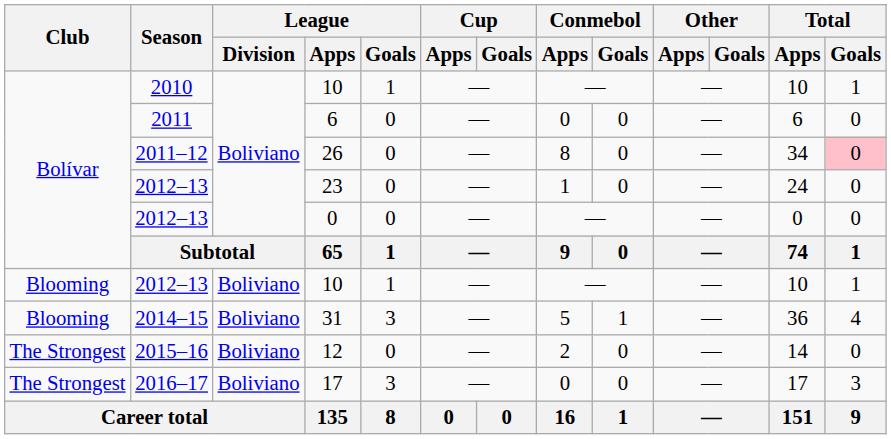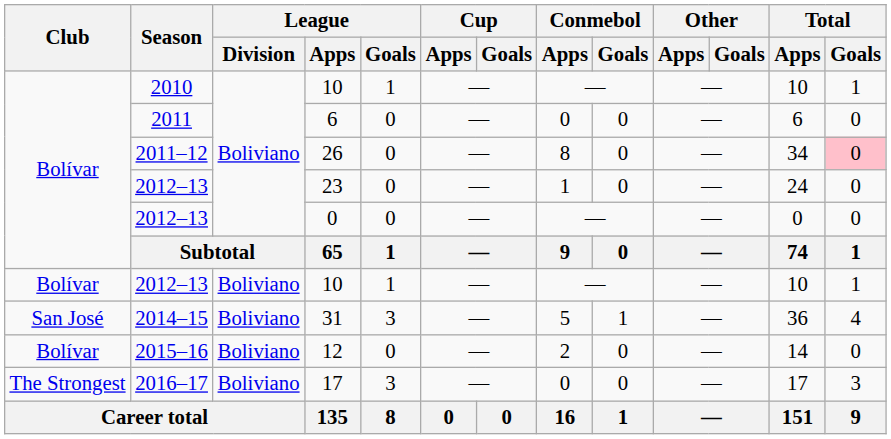(68, 284) Blooming -> (67, 284) Bolívar
(68, 317) Blooming -> (67, 317) San José
(68, 350) The Strongest -> (67, 350) Bolívar
